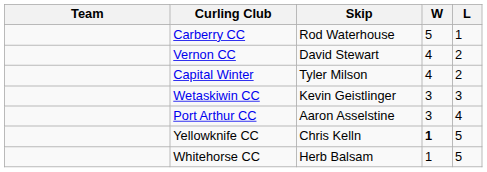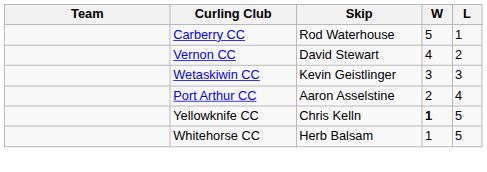- row: (213, 75)
(429, 116) 3 -> (429, 95) 2
